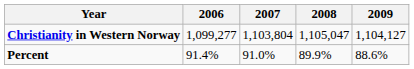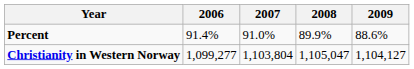rows swapped: (94, 34) <-> (28, 54)
